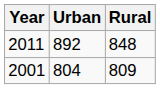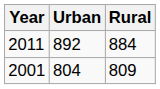(123, 44) 848 -> (123, 44) 884
